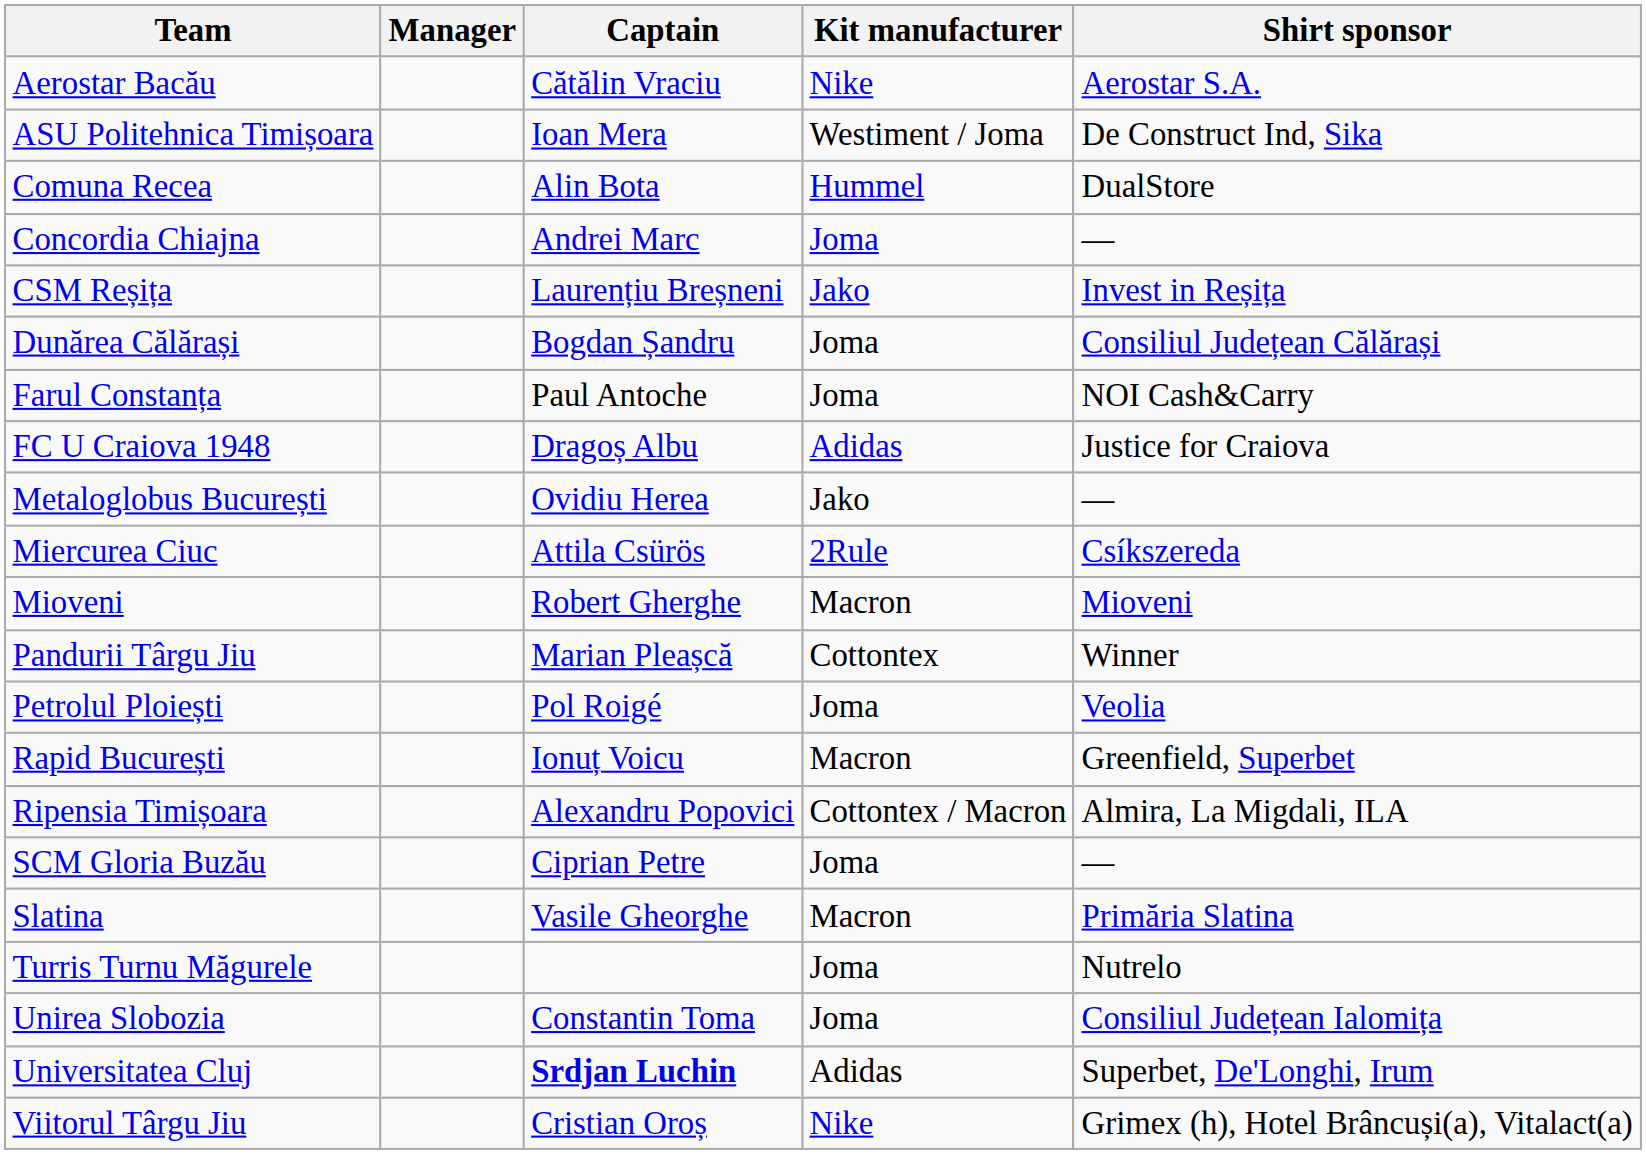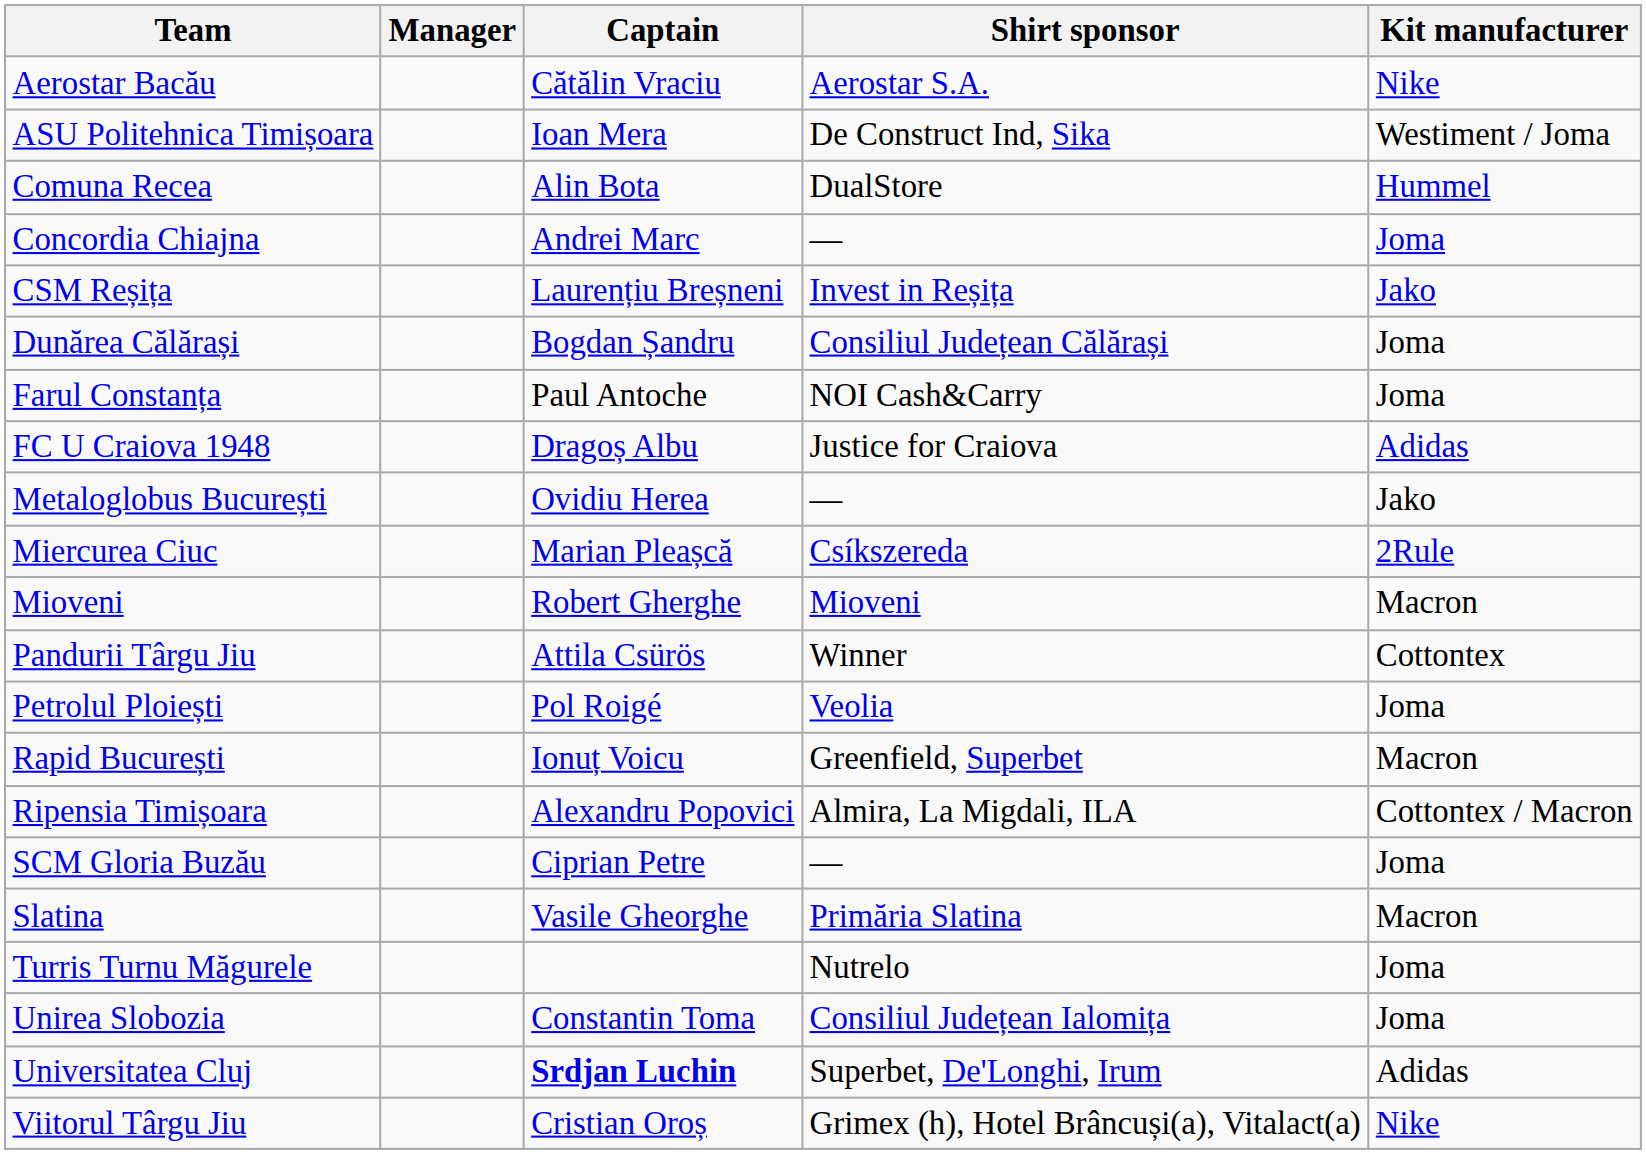columns swapped: (938, 30) <-> (1357, 30)
(618, 550) Attila Csürös -> (632, 550) Marian Pleașcă
(632, 654) Marian Pleașcă -> (618, 654) Attila Csürös
